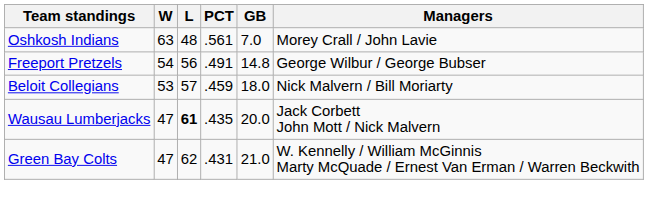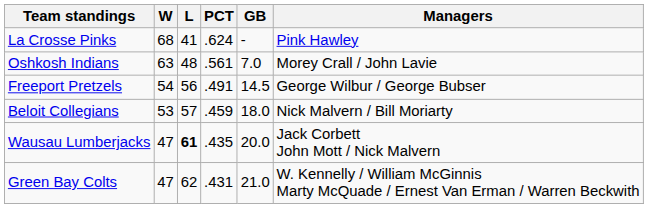+ row: (62, 39)
(255, 63) 14.8 -> (255, 87) 14.5
